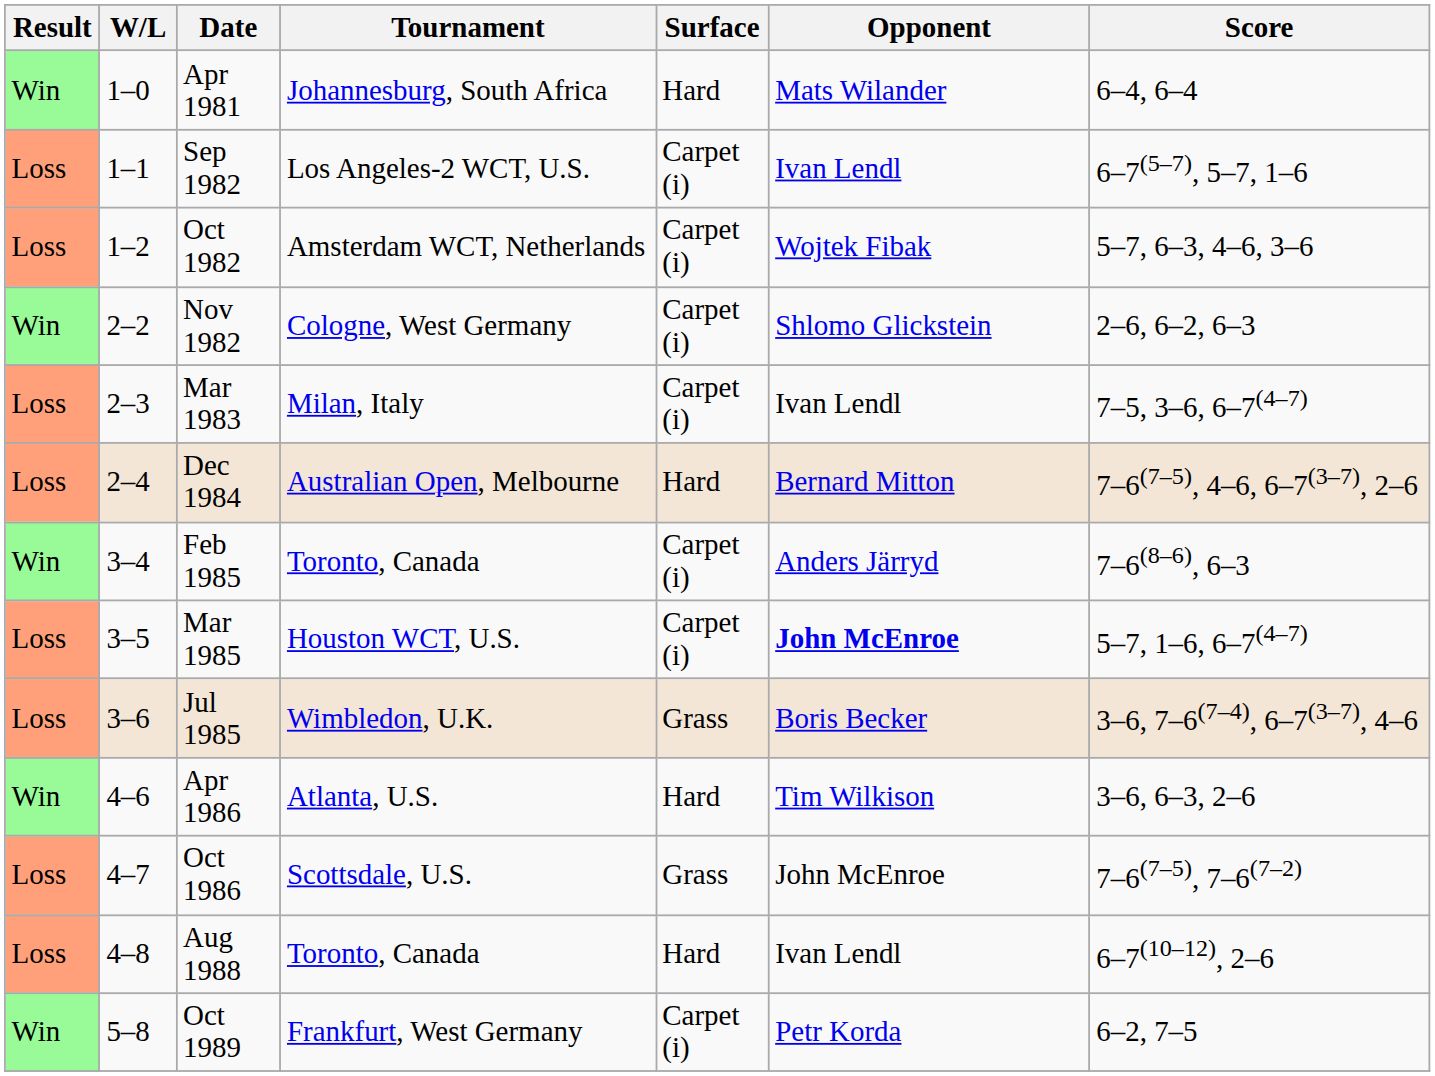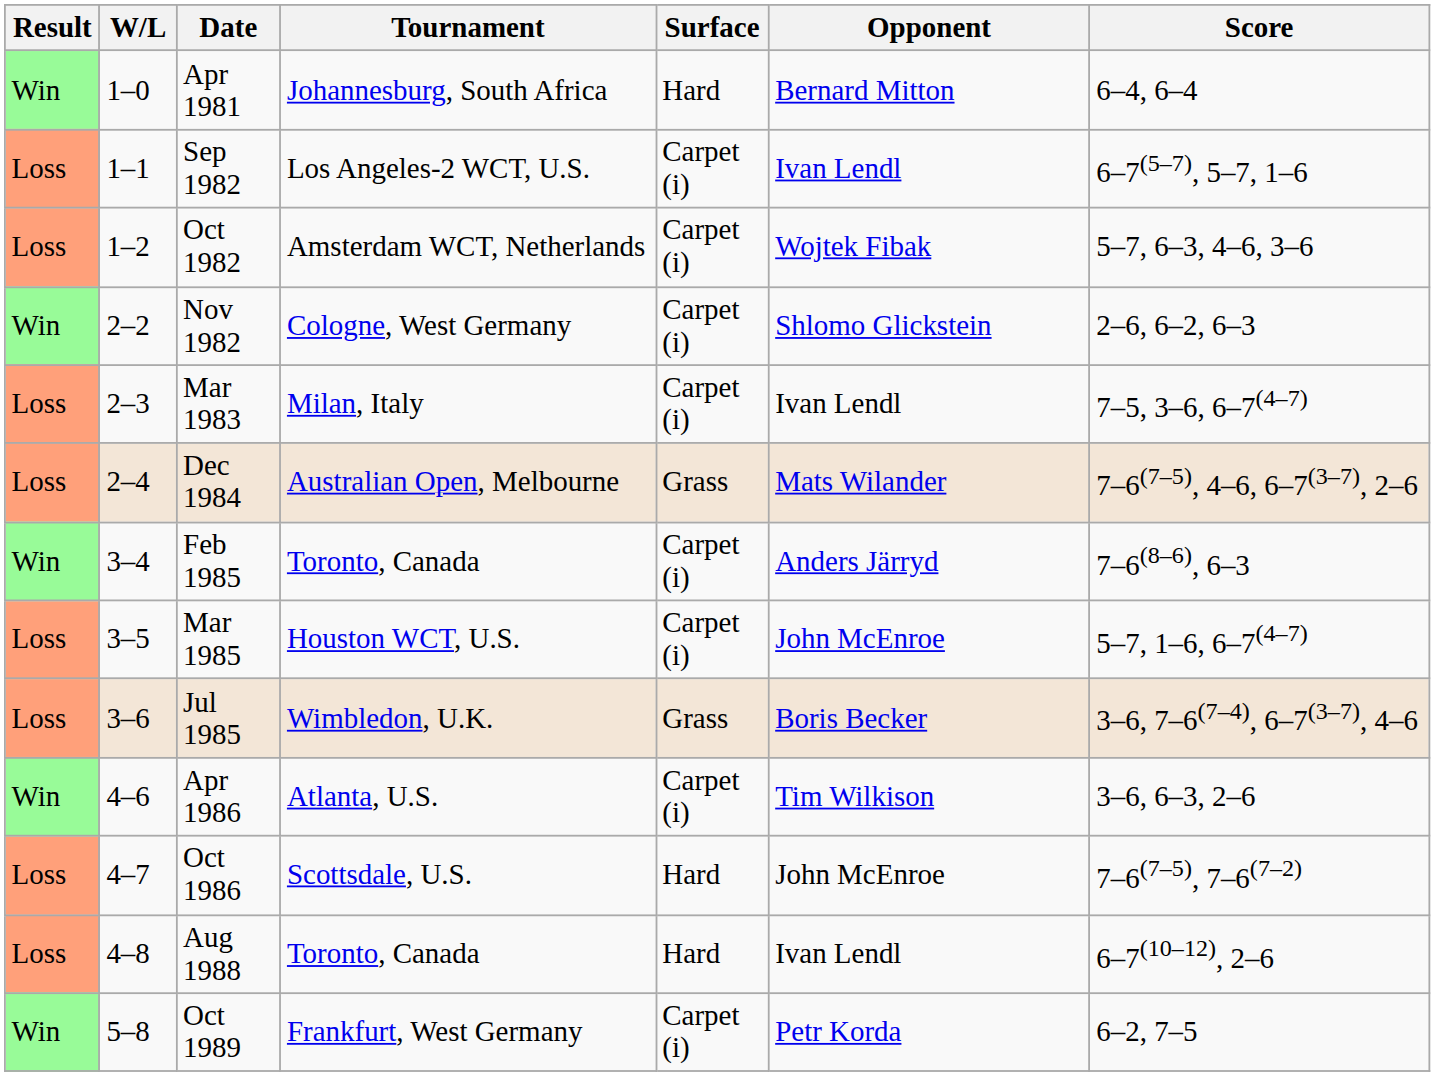(861, 89) Mats Wilander -> (865, 89) Bernard Mitton
(691, 482) Hard -> (695, 482) Grass
(865, 482) Bernard Mitton -> (861, 482) Mats Wilander
(867, 639) bold -> (860, 639) normal
(691, 796) Hard -> (701, 796) Carpet (i)
(695, 874) Grass -> (691, 874) Hard
